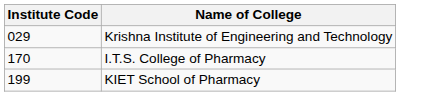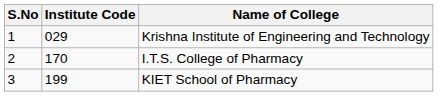+ column: (23, 15)
